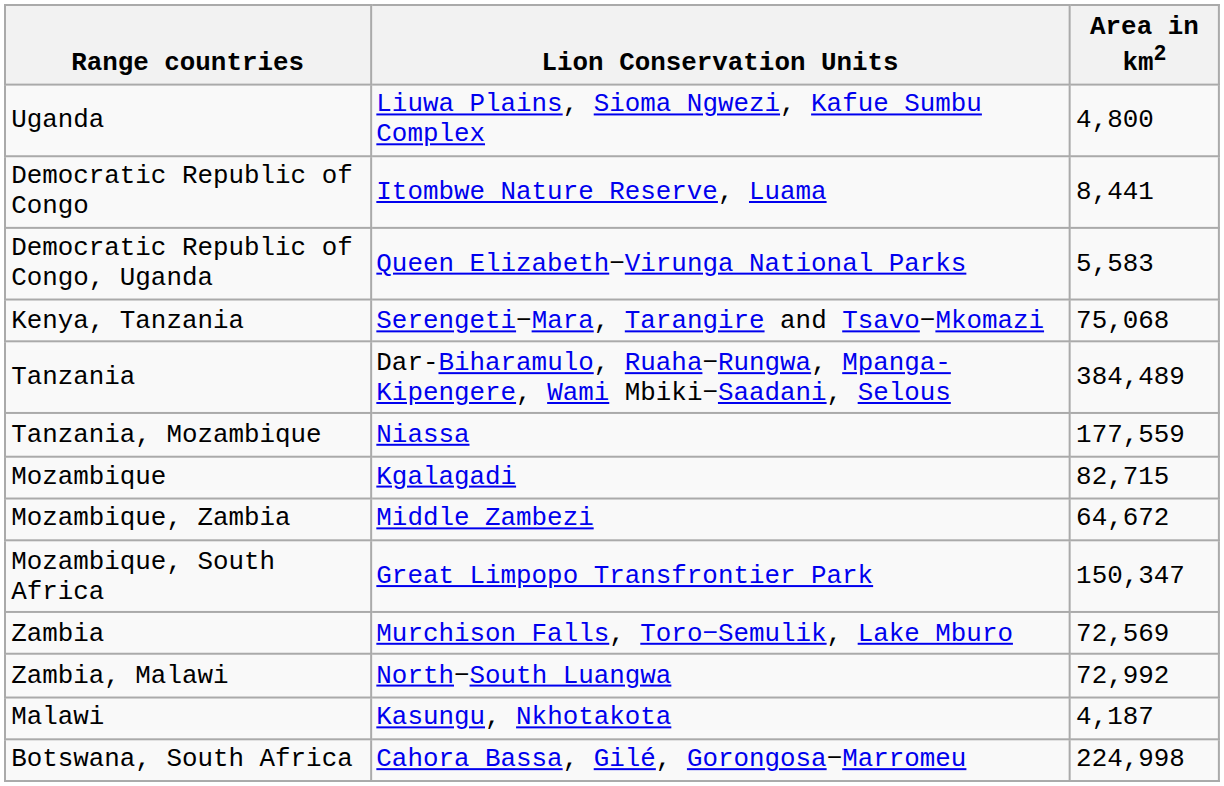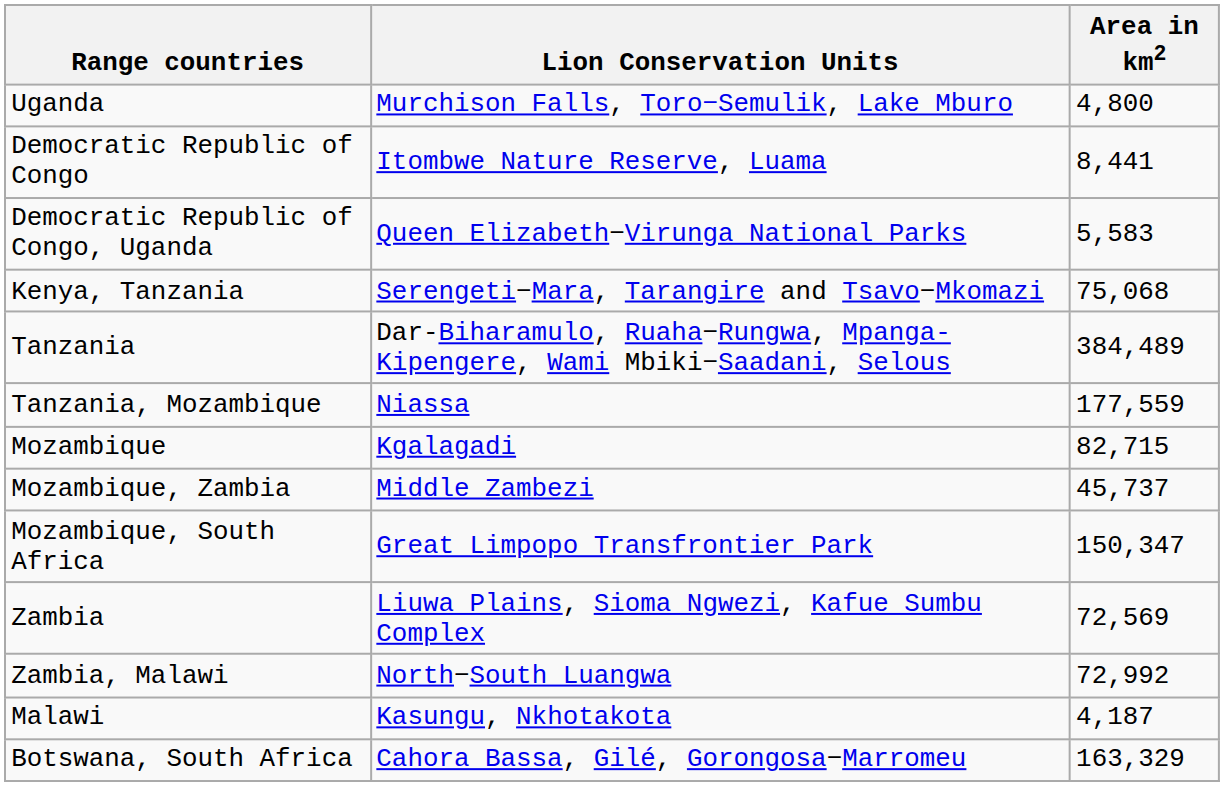(679, 120) Liuwa Plains, Sioma Ngwezi, Kafue Sumbu Complex -> (695, 105) Murchison Falls, Toro−Semulik, Lake Mburo
(1123, 519) 64,672 -> (1123, 489) 45,737
(695, 633) Murchison Falls, Toro−Semulik, Lake Mburo -> (679, 619) Liuwa Plains, Sioma Ngwezi, Kafue Sumbu Complex
(1130, 760) 224,998 -> (1130, 760) 163,329
